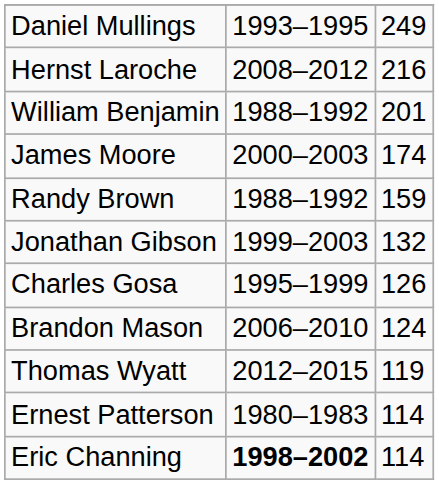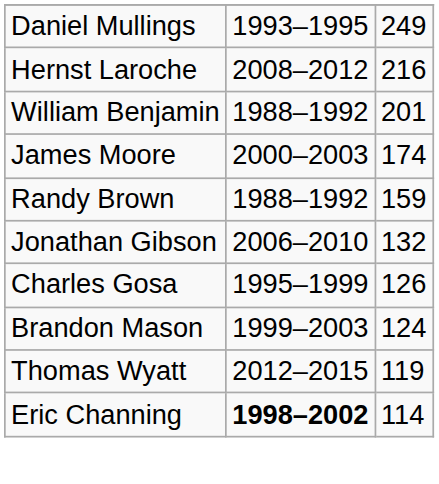(300, 241) 1999–2003 -> (300, 241) 2006–2010
(300, 328) 2006–2010 -> (300, 328) 1999–2003
- row: (112, 414)
